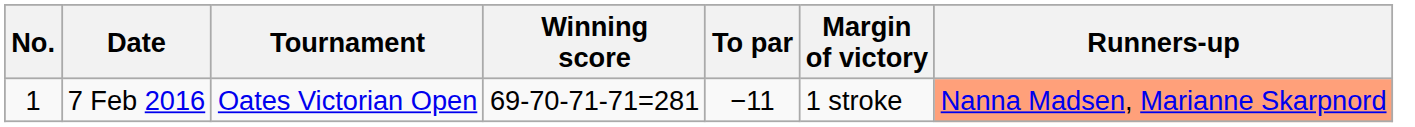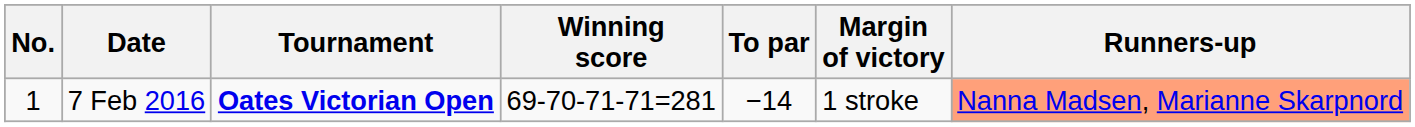(348, 100) normal -> (356, 100) bold
(752, 100) −11 -> (769, 100) −14
